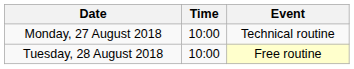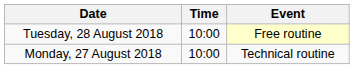rows swapped: (93, 34) <-> (93, 53)
